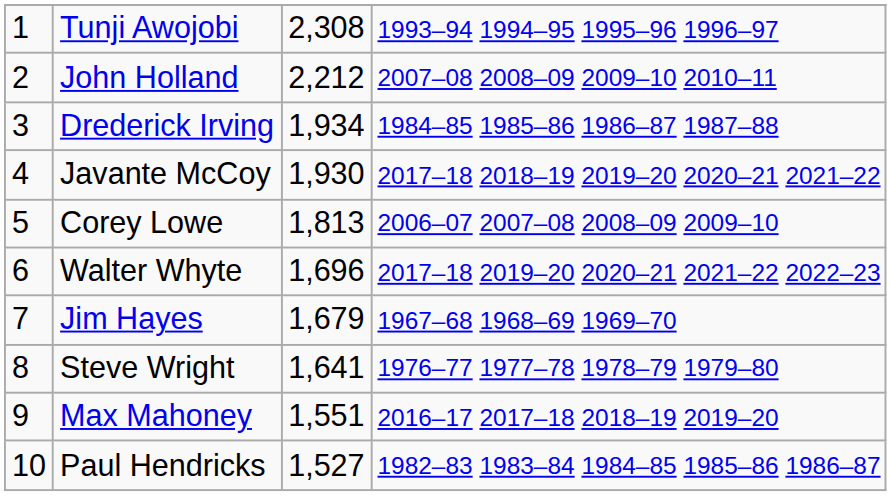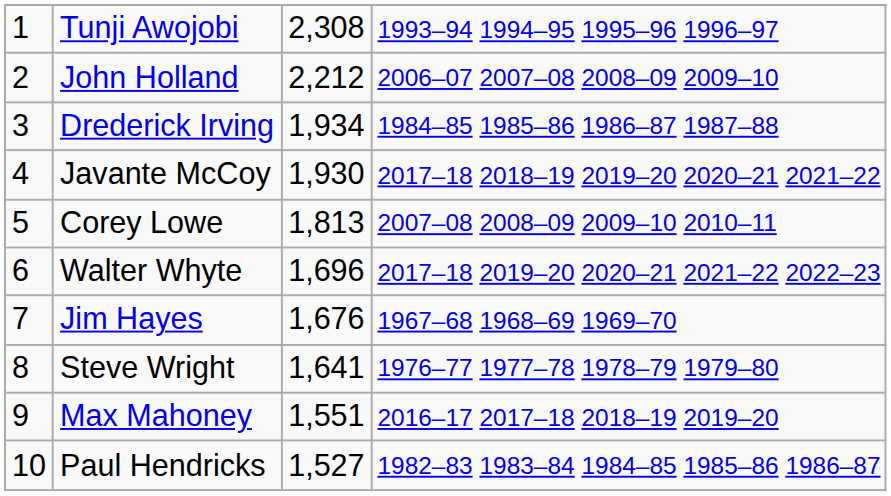(577, 78) 2007–08 2008–09 2009–10 2010–11 -> (578, 78) 2006–07 2007–08 2008–09 2009–10
(578, 223) 2006–07 2007–08 2008–09 2009–10 -> (577, 223) 2007–08 2008–09 2009–10 2010–11
(326, 319) 1,679 -> (326, 319) 1,676
